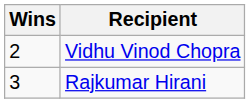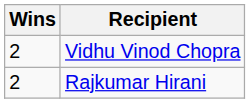(15, 82) 3 -> (15, 82) 2
